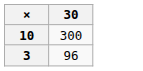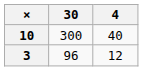+ column: (115, 15)
